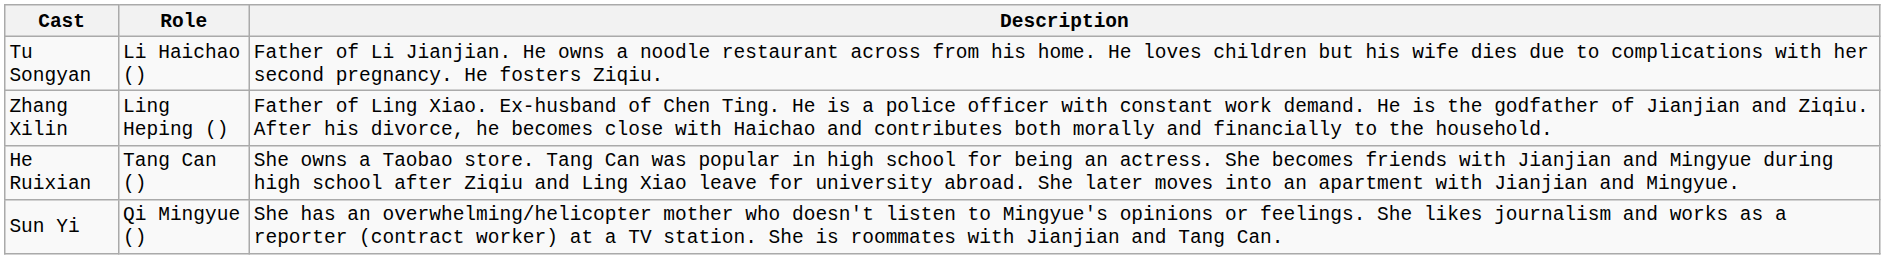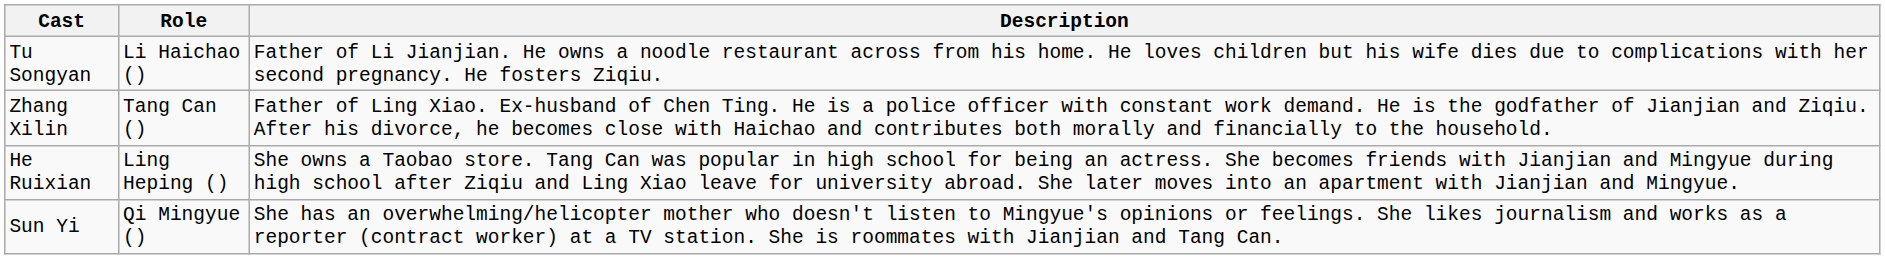(176, 118) Ling Heping () -> (170, 118) Tang Can ()
(170, 172) Tang Can () -> (176, 172) Ling Heping ()
